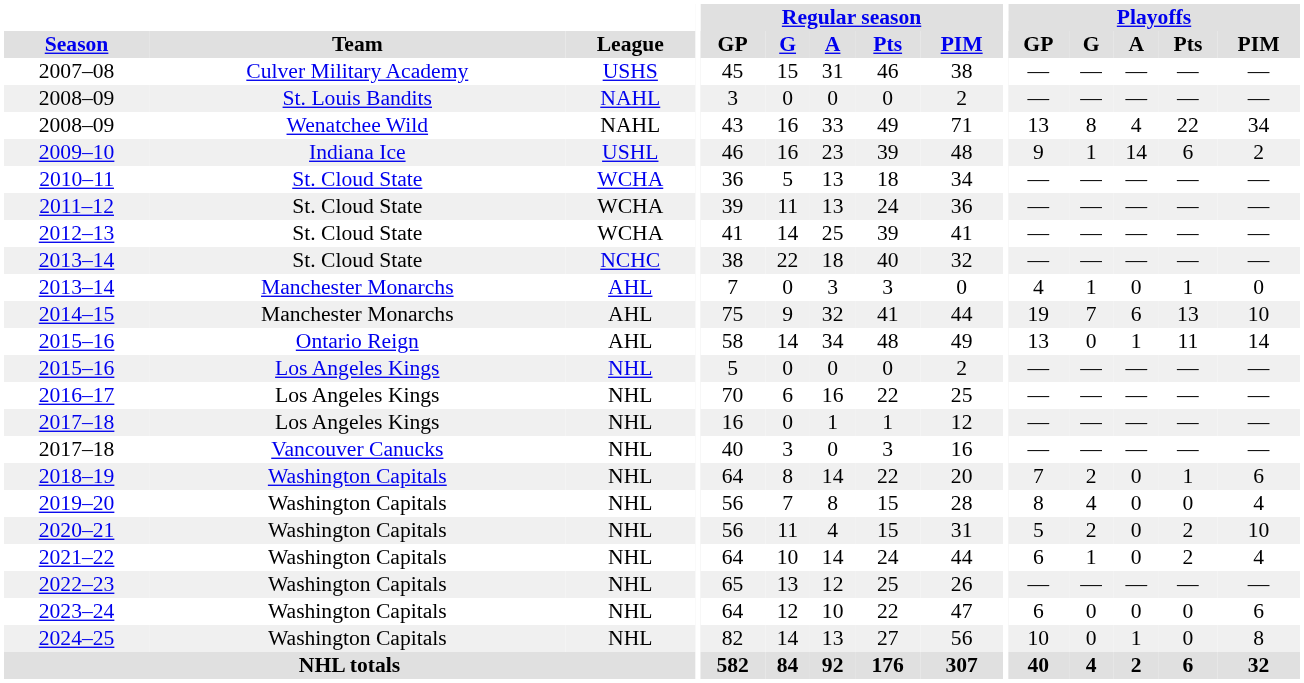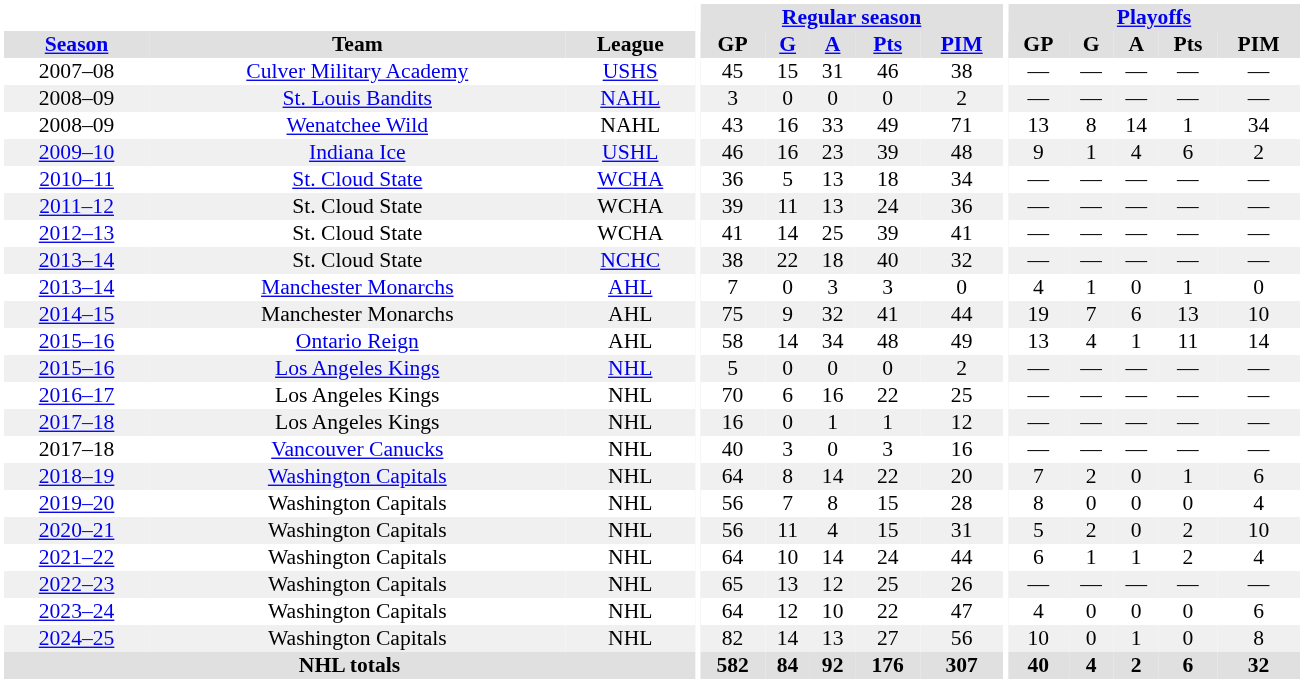(1136, 125) 4 -> (1136, 125) 14
(1188, 125) 22 -> (1188, 125) 1
(1136, 152) 14 -> (1136, 152) 4
(1091, 341) 0 -> (1091, 341) 4
(1091, 503) 4 -> (1091, 503) 0
(1136, 557) 0 -> (1136, 557) 1
(1038, 611) 6 -> (1038, 611) 4
